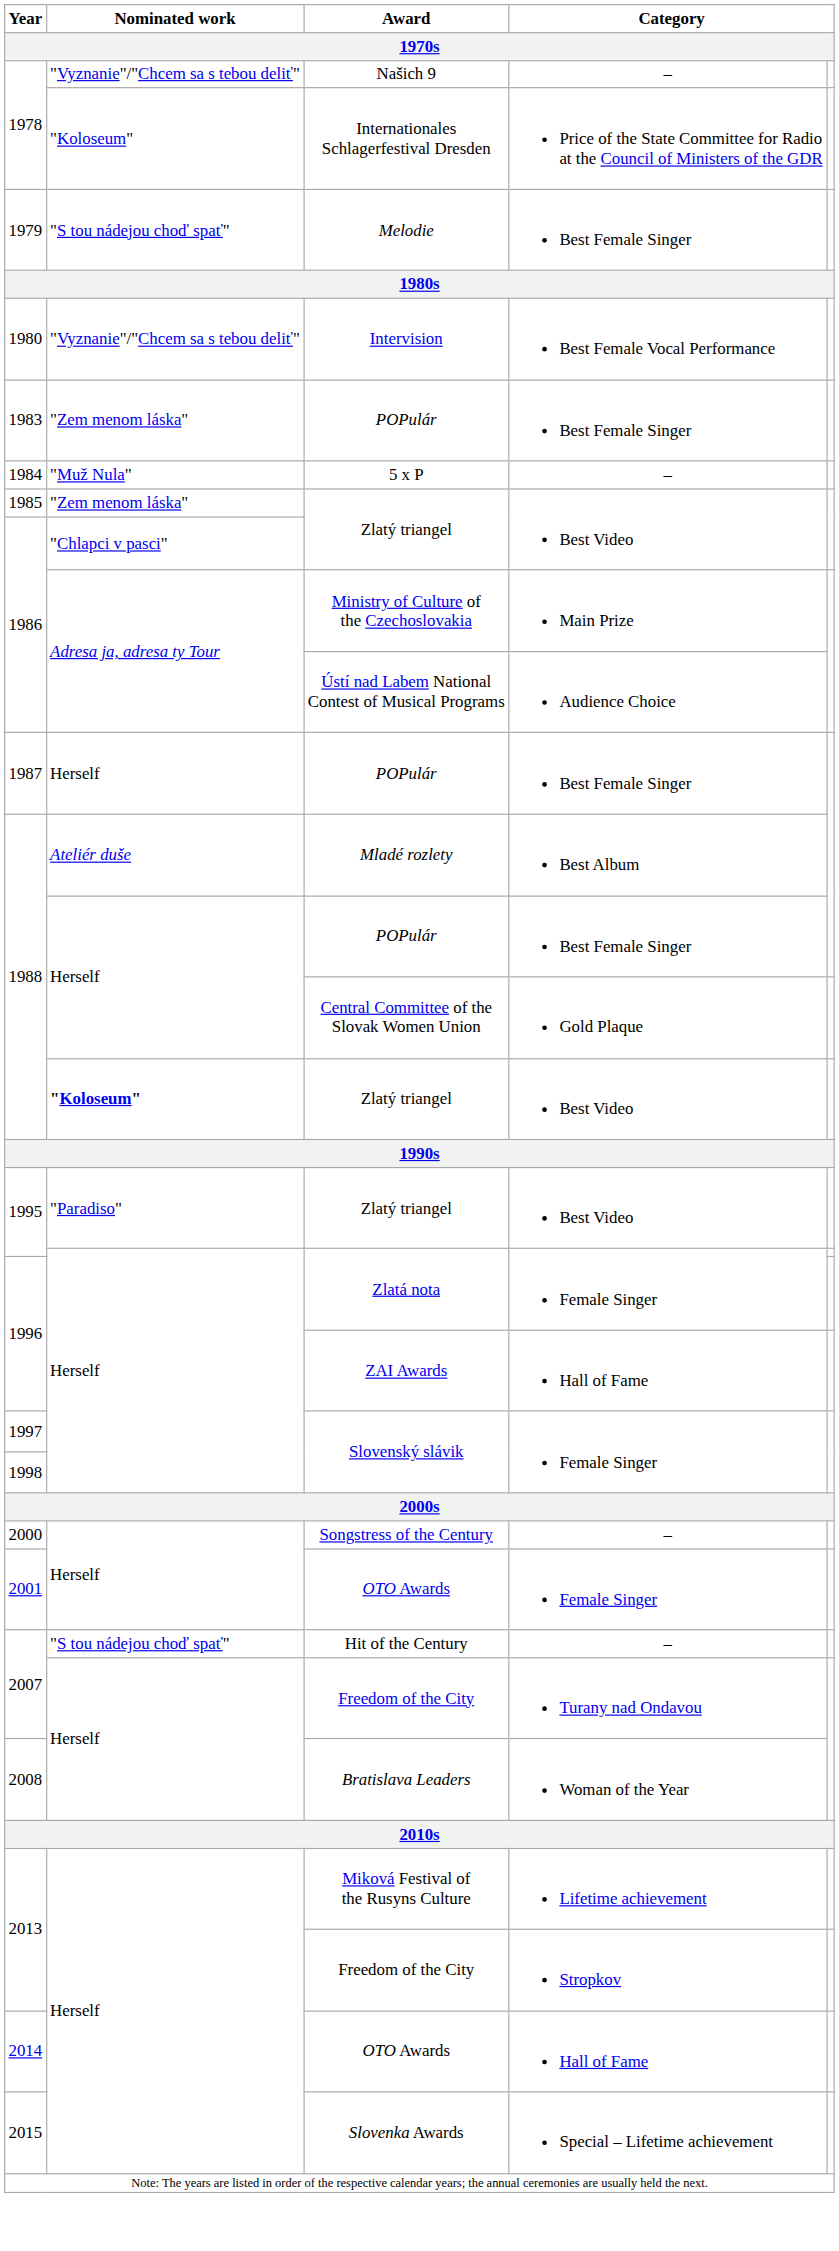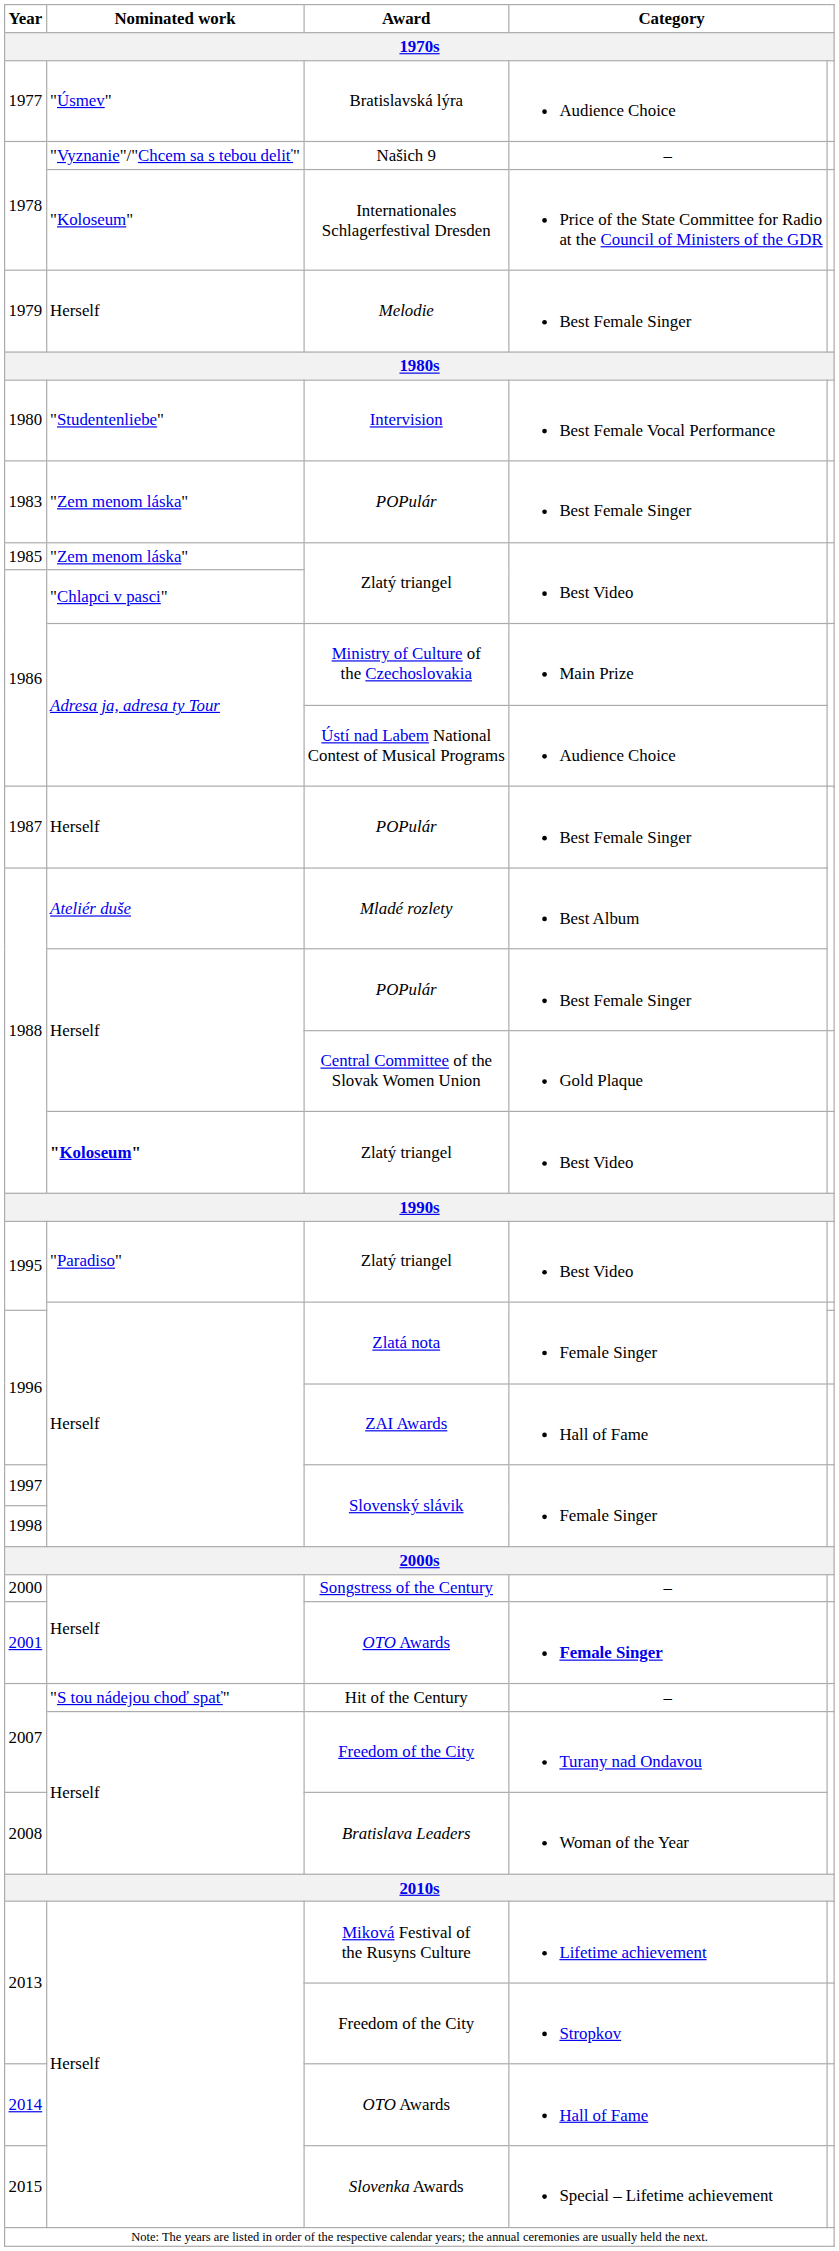+ row: (25, 101)
(140, 230) "S tou nádejou choď spať" -> (75, 311) Herself
(175, 339) "Vyznanie"/"Chcem sa s tebou deliť" -> (107, 420) "Studentenliebe"
- row: (25, 475)
(668, 1599) normal -> (668, 1653) bold
